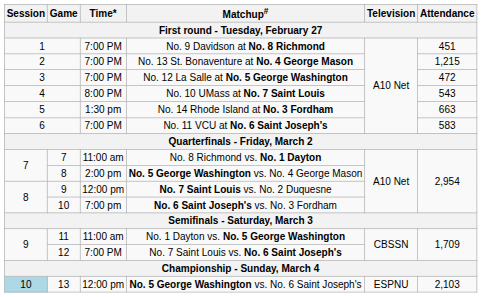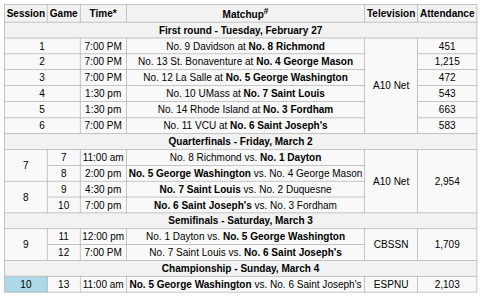(103, 94) 8:00 PM -> (103, 94) 1:30 pm
(103, 189) 12:00 pm -> (103, 189) 4:30 pm
(103, 237) 11:00 am -> (103, 237) 12:00 pm
(103, 284) 12:00 pm -> (103, 284) 11:00 am
